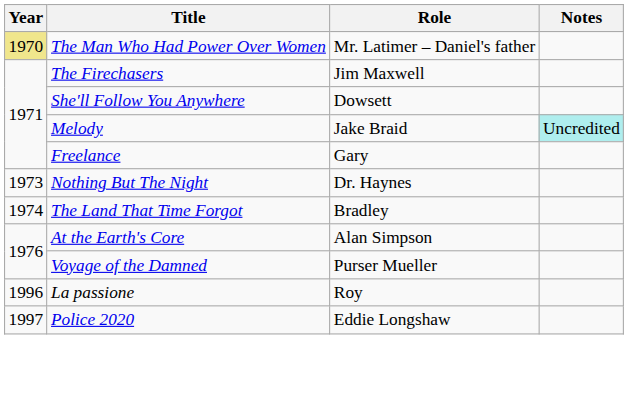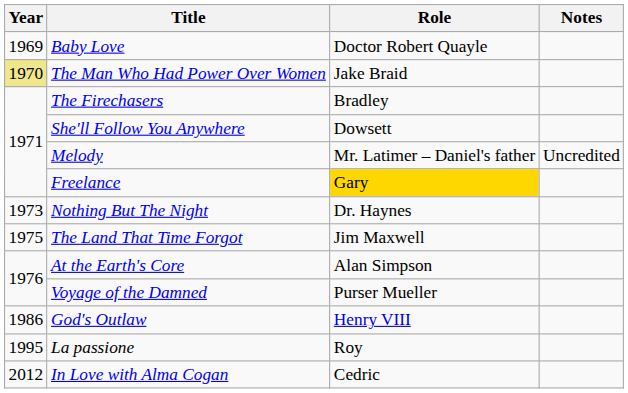+ row: (88, 45)
(434, 45) Mr. Latimer – Daniel's father -> (371, 73) Jake Braid
(379, 73) Jim Maxwell -> (361, 100) Bradley
(371, 127) Jake Braid -> (434, 155) Mr. Latimer – Daniel's father
(581, 127) paleturquoise background -> (581, 155) no background
(351, 155) no background -> (351, 182) gold background
(26, 210) 1974 -> (26, 237) 1975
(361, 210) Bradley -> (379, 237) Jim Maxwell
+ row: (99, 319)
(26, 292) 1996 -> (26, 347) 1995
- row: (93, 319)
+ row: (140, 374)
